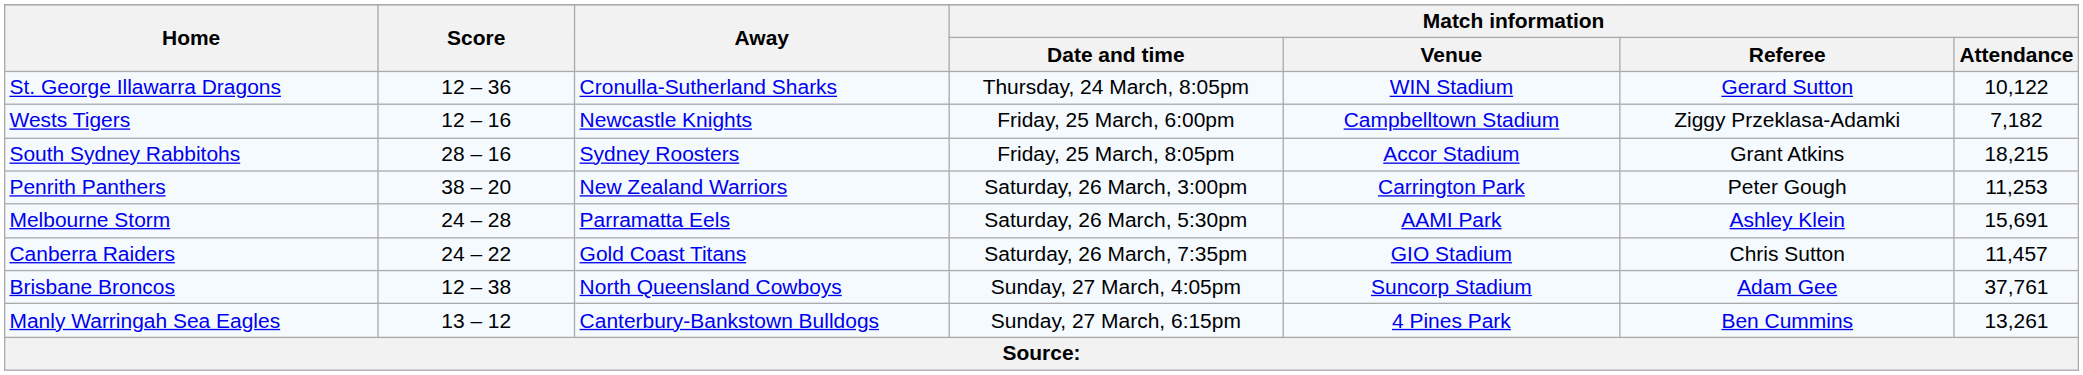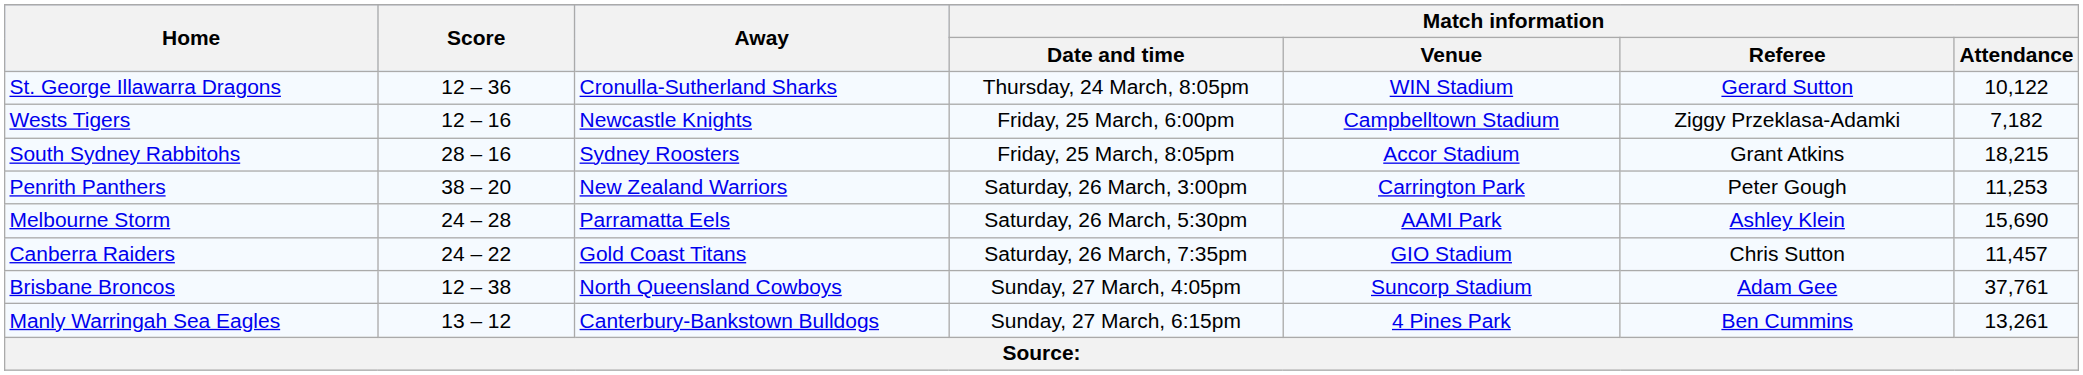(2016, 220) 15,691 -> (2016, 220) 15,690
